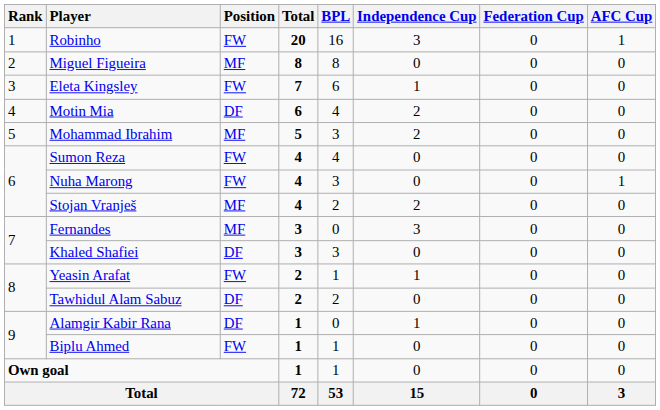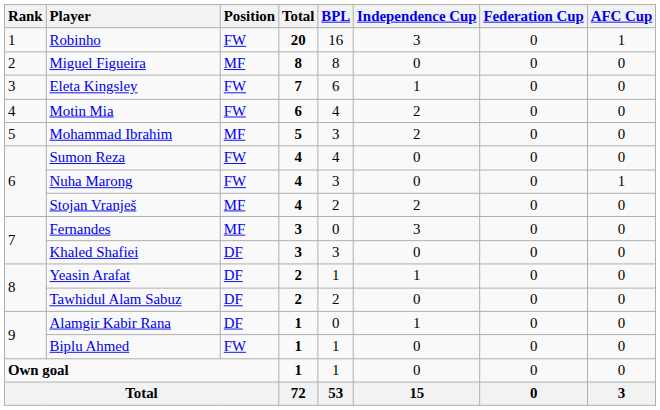(233, 110) DF -> (235, 110) FW
(235, 275) FW -> (233, 275) DF
